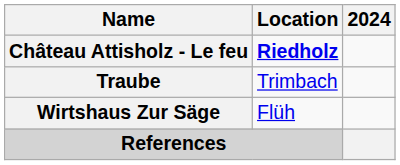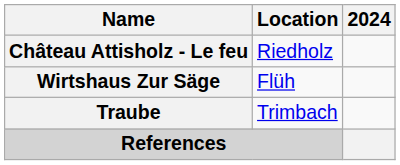(298, 50) bold -> (295, 50) normal
rows swapped: (129, 81) <-> (129, 112)
